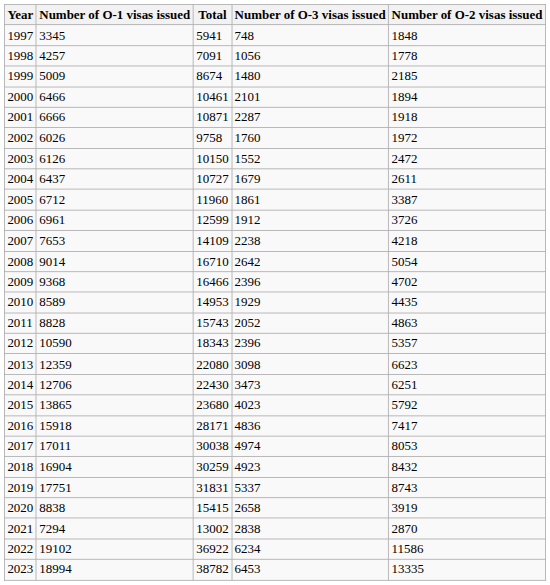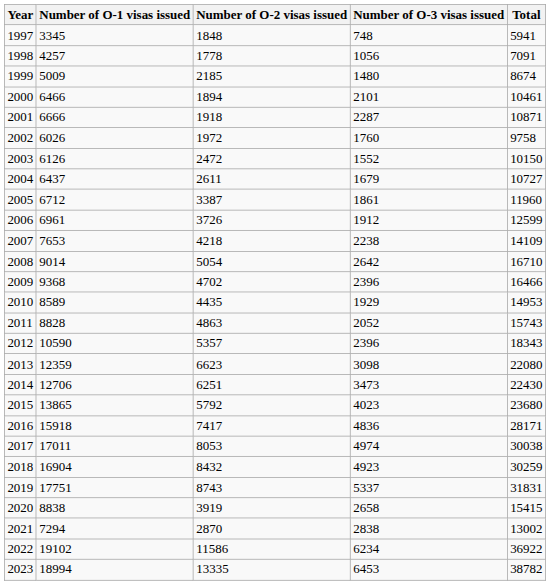columns swapped: (467, 14) <-> (212, 14)
